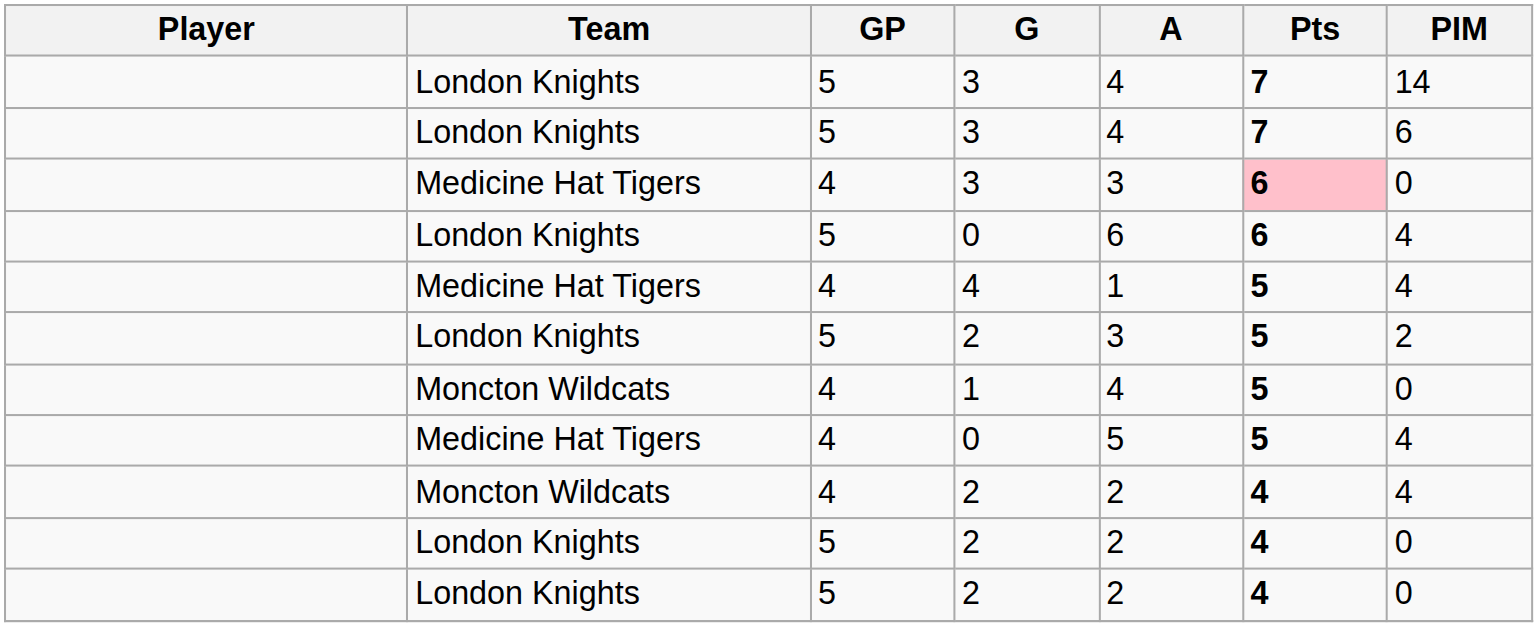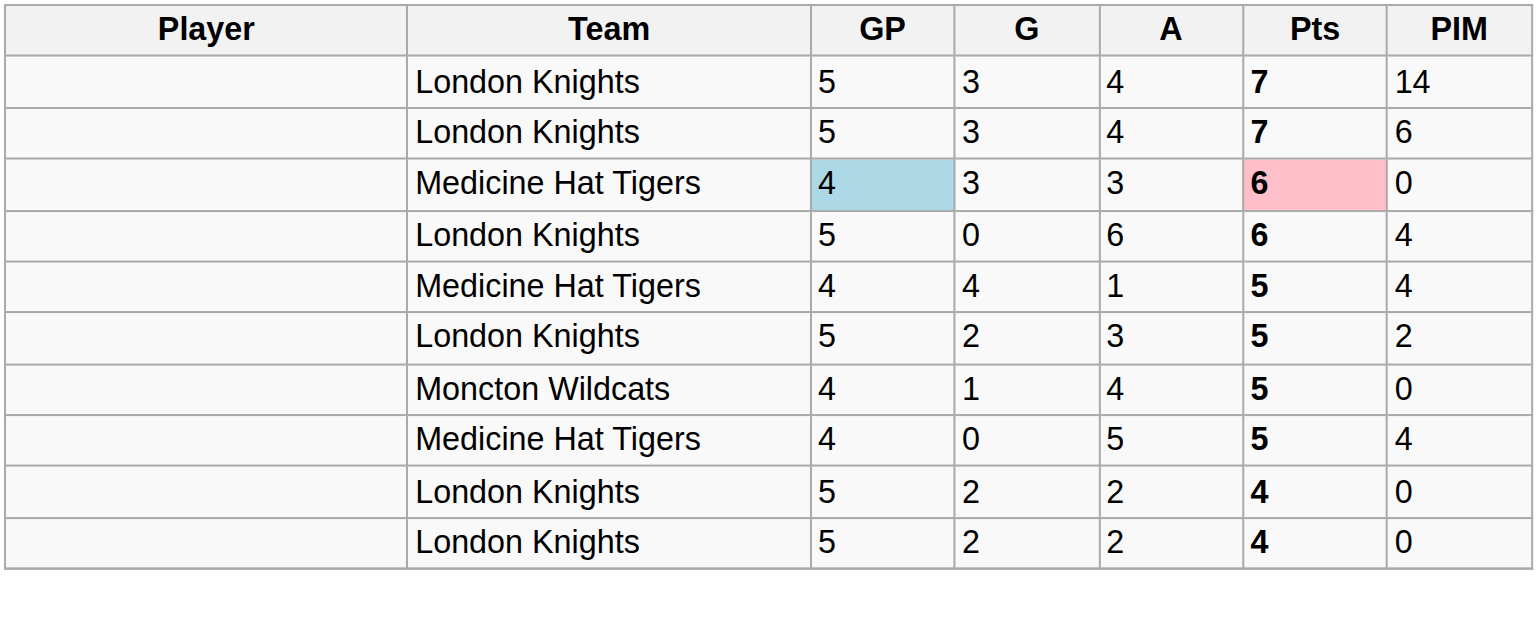(827, 183) no background -> (827, 183) lightblue background
- row: (543, 491)
